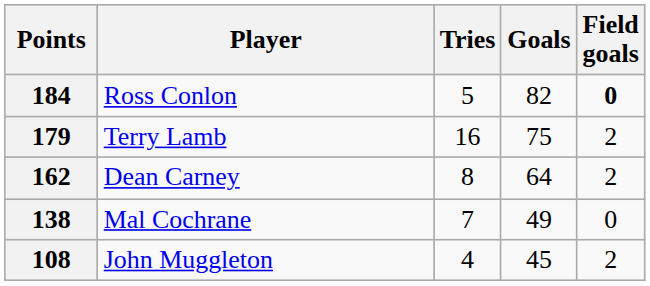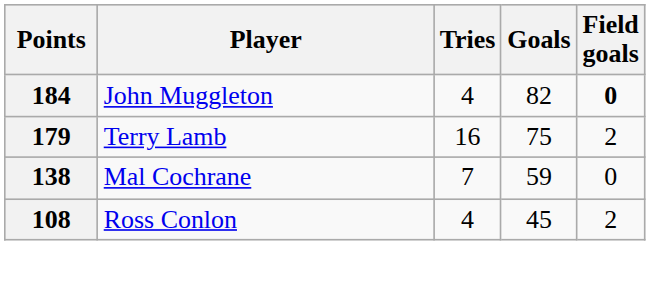(170, 95) Ross Conlon -> (188, 95) John Muggleton
(467, 95) 5 -> (467, 95) 4
- row: (51, 177)
(539, 218) 49 -> (539, 177) 59
(188, 259) John Muggleton -> (170, 218) Ross Conlon
